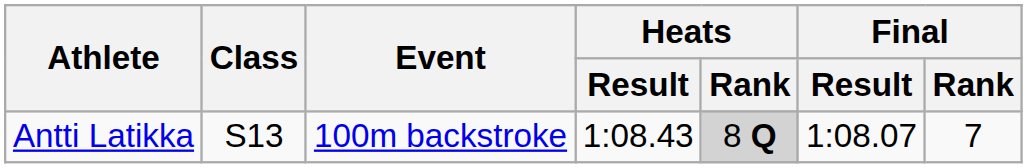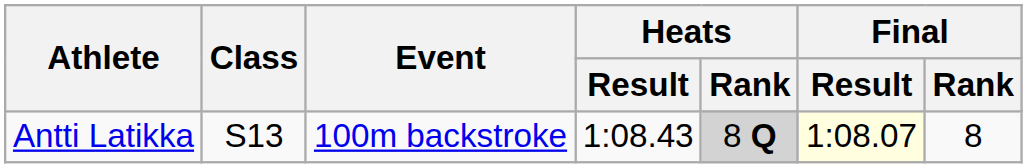(862, 137) no background -> (862, 137) lightyellow background
(973, 137) 7 -> (973, 137) 8
